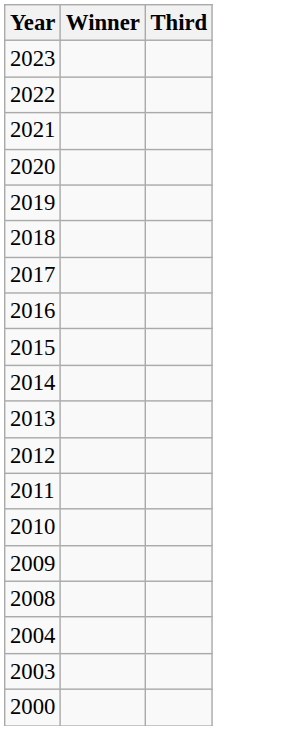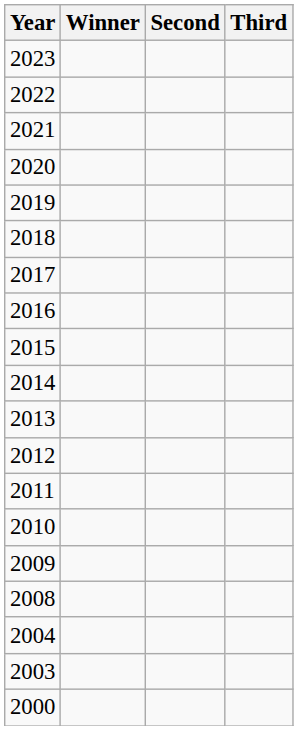+ column: (185, 22)
